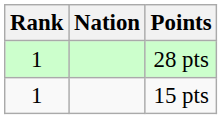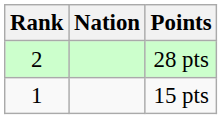(37, 58) 1 -> (37, 58) 2
